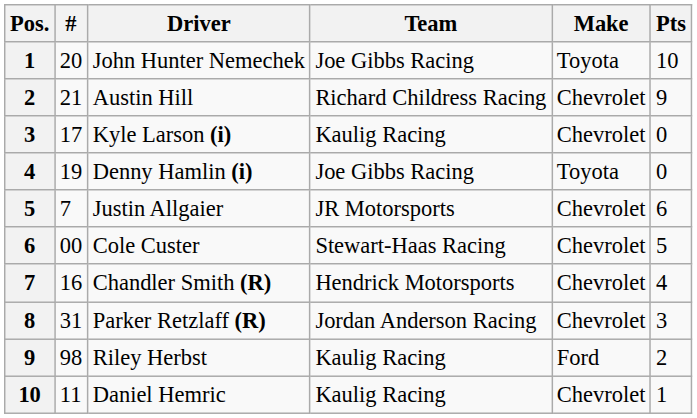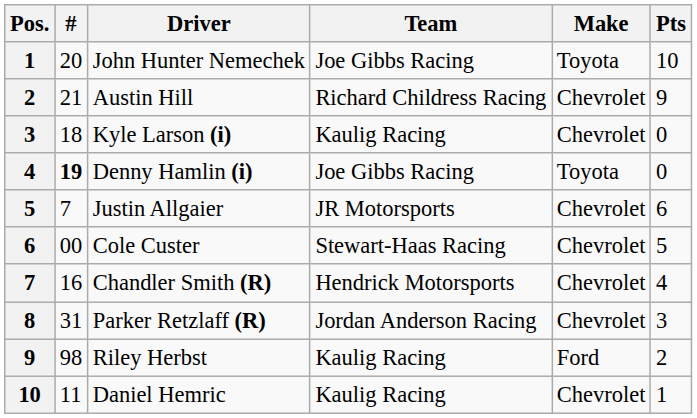(71, 134) 17 -> (71, 134) 18
(71, 171) normal -> (71, 171) bold
